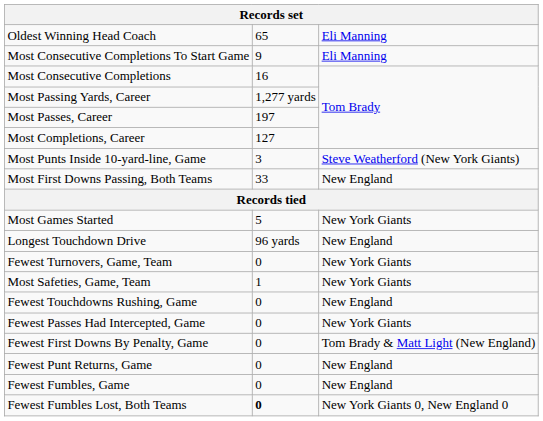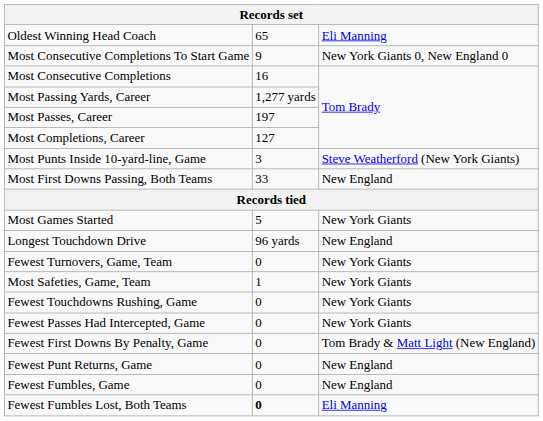(354, 55) Eli Manning -> (415, 55) New York Giants 0, New England 0
(357, 302) New England -> (366, 302) New York Giants
(415, 405) New York Giants 0, New England 0 -> (354, 405) Eli Manning
